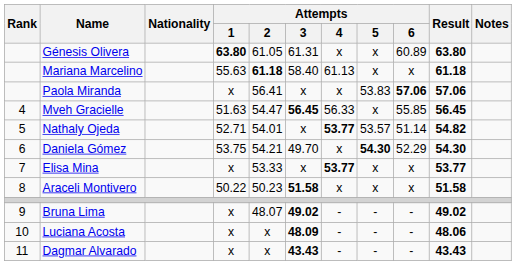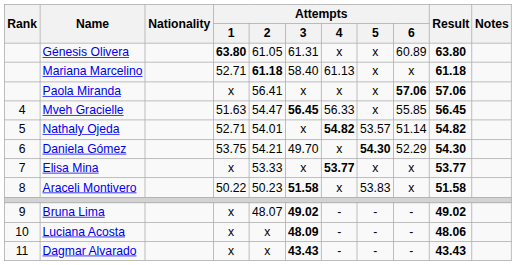(231, 71) 55.63 -> (231, 71) 52.71
(375, 91) 53.83 -> (375, 91) x
(339, 129) 53.77 -> (339, 129) 54.82
(375, 187) x -> (375, 187) 53.83
